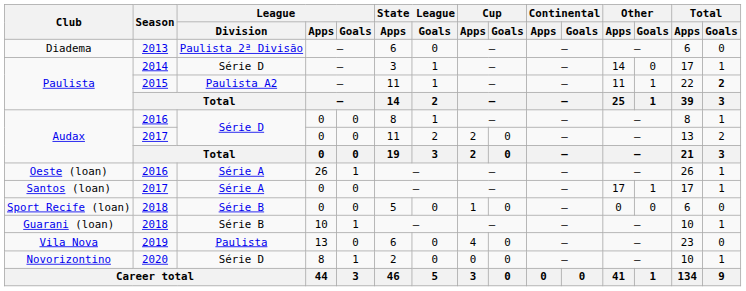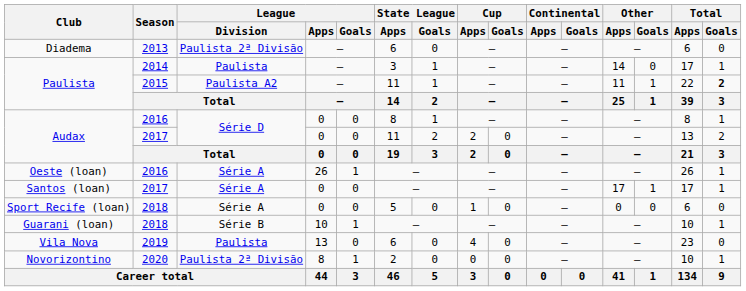(241, 66) Série D -> (241, 66) Paulista
(241, 207) Série B -> (241, 207) Série A
(241, 259) Série D -> (241, 259) Paulista 2ª Divisão
